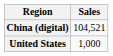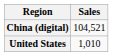(89, 43) 1,000 -> (89, 43) 1,010
